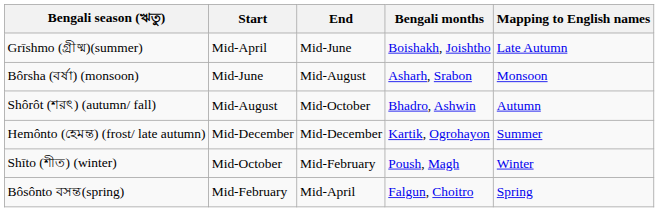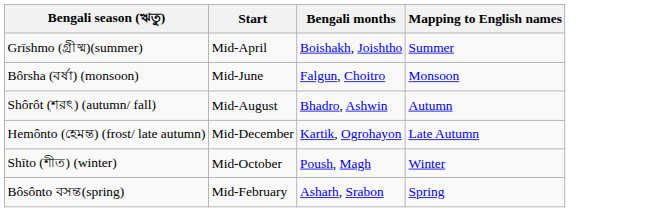- column: (341, 18)
(532, 47) Late Autumn -> (431, 47) Summer
(430, 76) Asharh, Srabon -> (343, 76) Falgun, Choitro
(520, 134) Summer -> (444, 134) Late Autumn
(431, 192) Falgun, Choitro -> (342, 192) Asharh, Srabon
